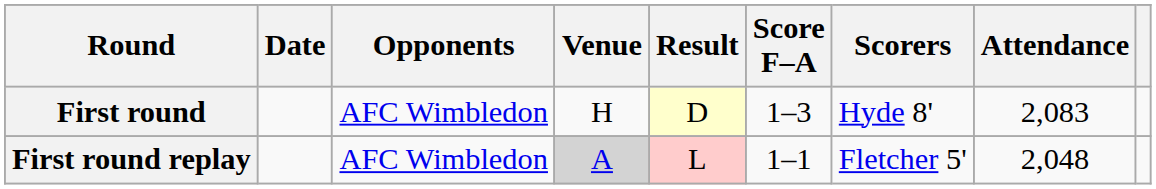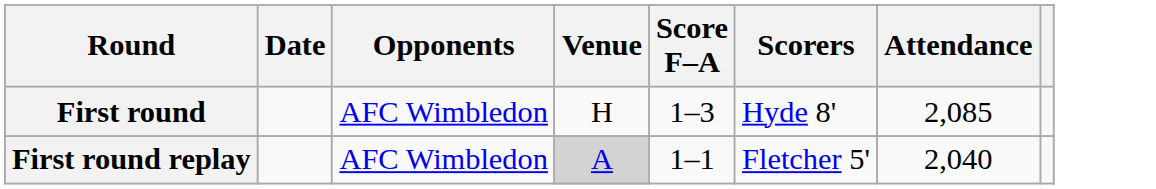- column: (697, 45)
(1055, 111) 2,083 -> (958, 111) 2,085
(1055, 159) 2,048 -> (958, 159) 2,040
